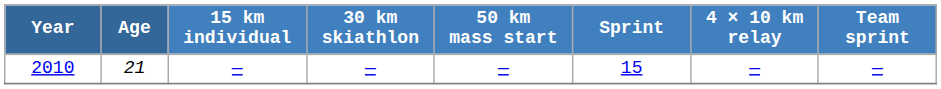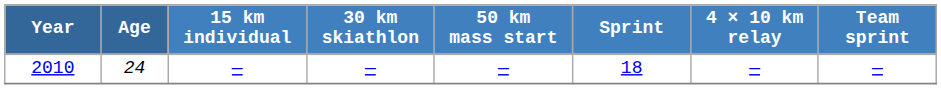(135, 69) 21 -> (135, 69) 24
(632, 69) 15 -> (632, 69) 18
